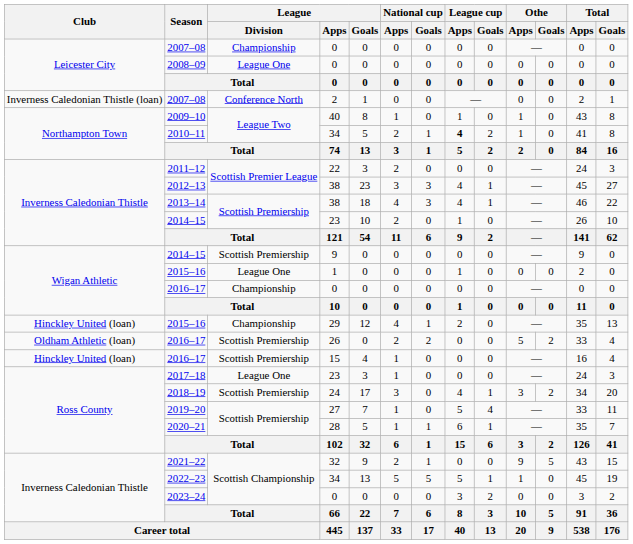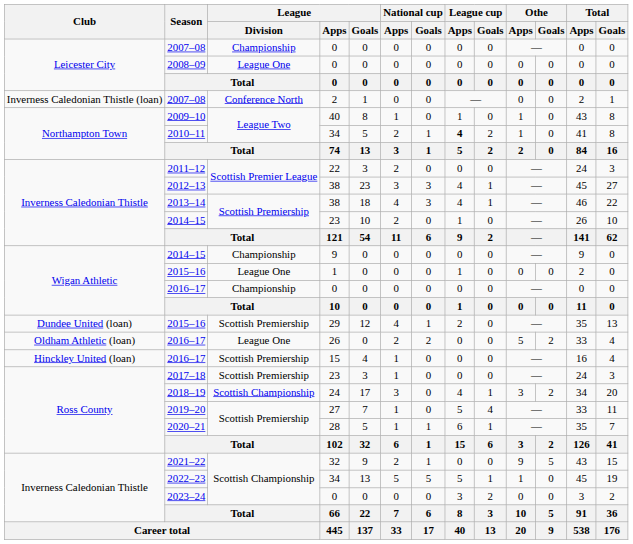(264, 254) Scottish Premiership -> (264, 254) Championship
(85, 323) Hinckley United (loan) -> (85, 323) Dundee United (loan)
(264, 323) Championship -> (264, 323) Scottish Premiership
(264, 340) Scottish Premiership -> (264, 340) League One
(264, 375) League One -> (264, 375) Scottish Premiership
(264, 392) Scottish Premiership -> (264, 392) Scottish Championship
